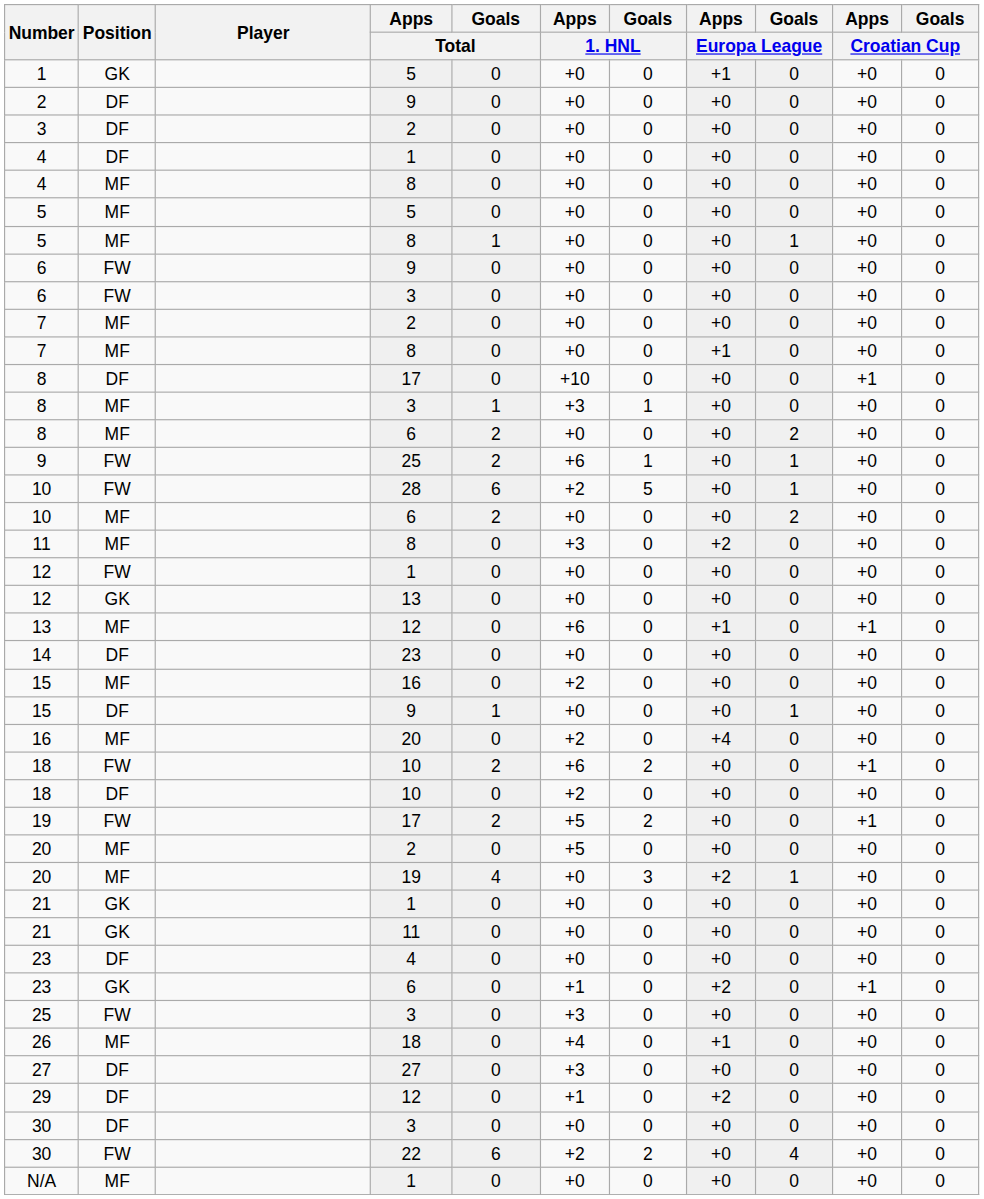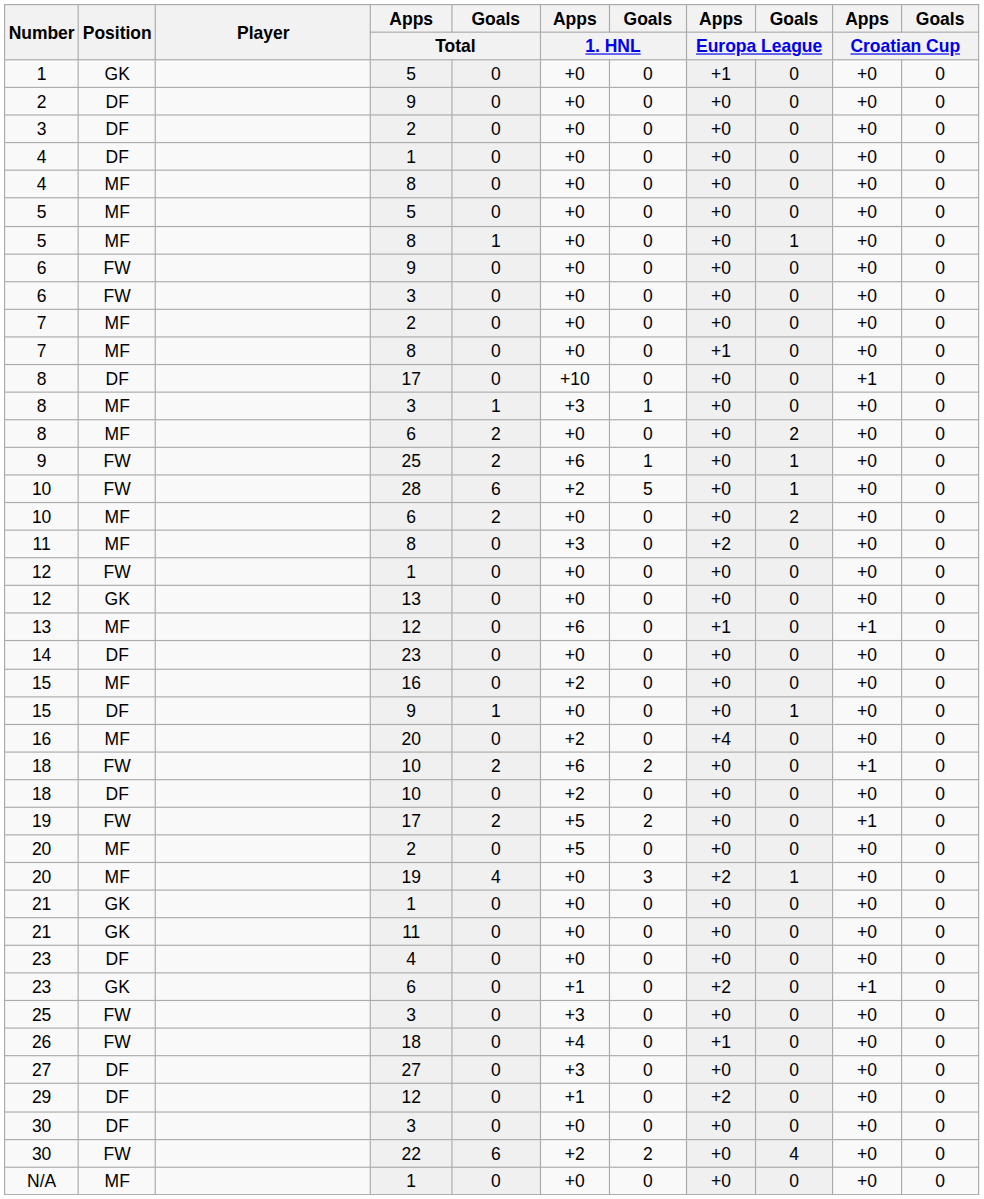(117, 1042) MF -> (117, 1042) FW
